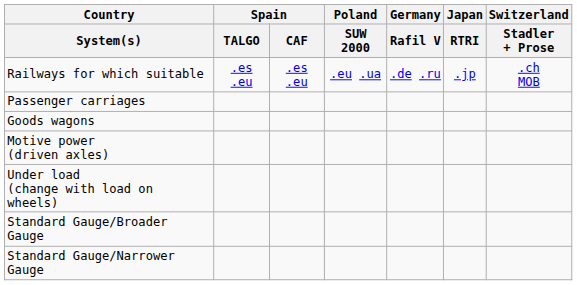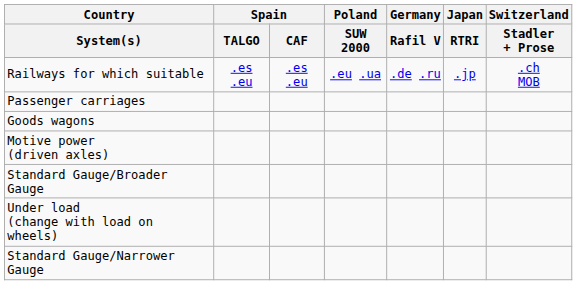rows swapped: (80, 188) <-> (87, 229)
